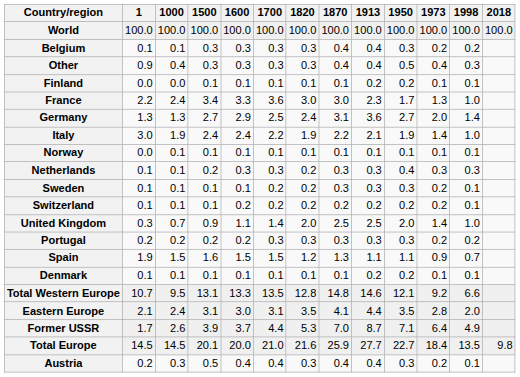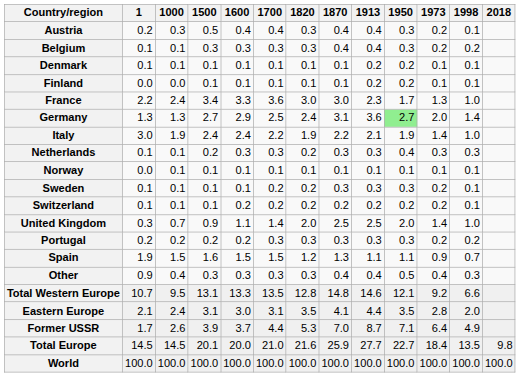rows swapped: (63, 363) <-> (63, 30)
rows swapped: (63, 275) <-> (63, 65)
(407, 118) no background -> (407, 118) lightgreen background
rows swapped: (63, 170) <-> (63, 153)
